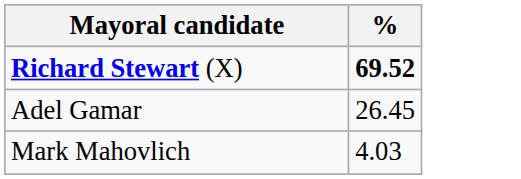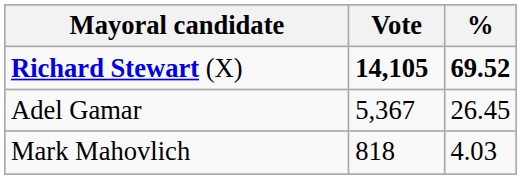+ column: (397, 25)
